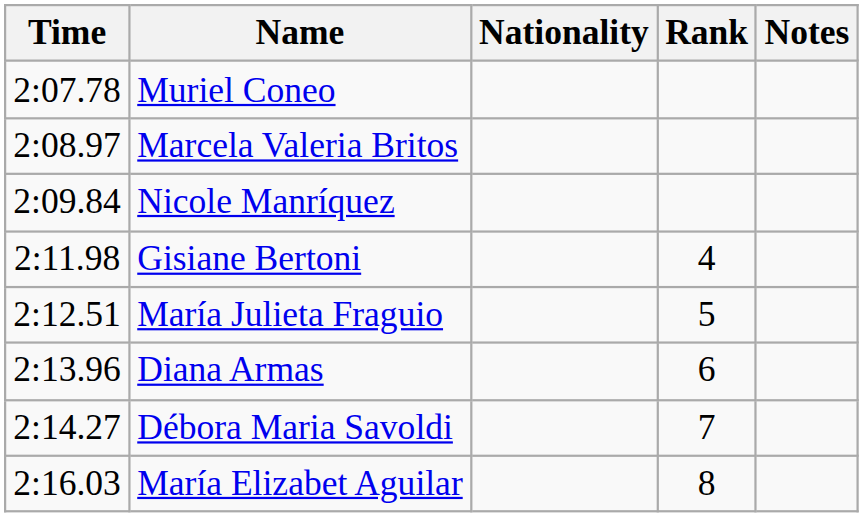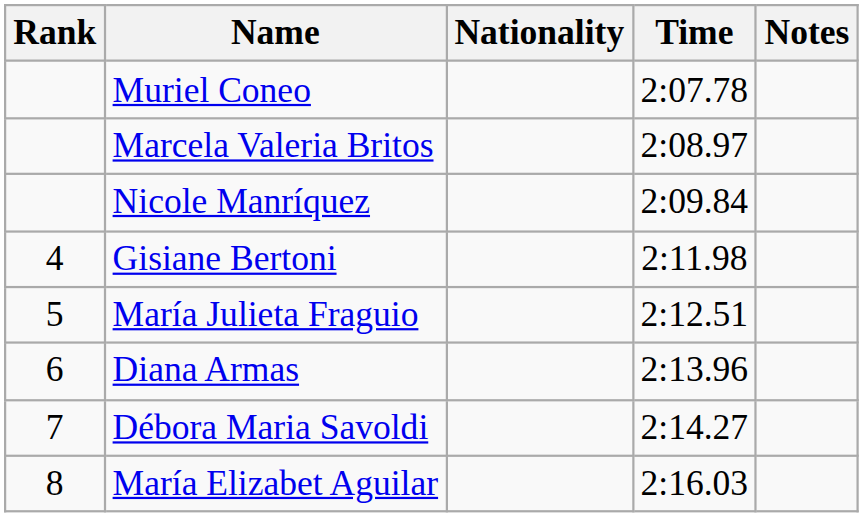columns swapped: (707, 32) <-> (67, 32)
